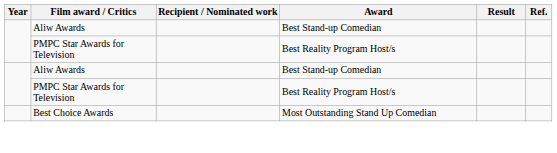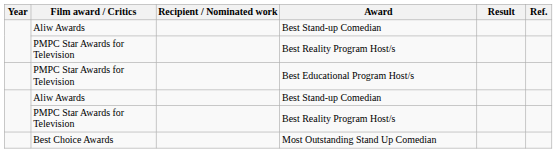+ row: (79, 76)
